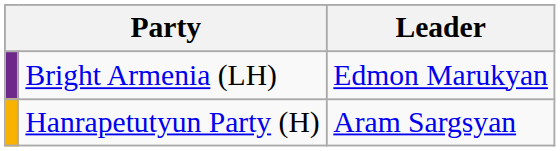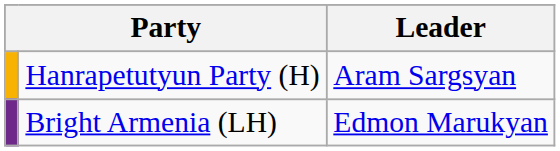rows swapped: (151, 74) <-> (173, 121)
